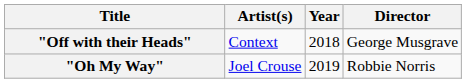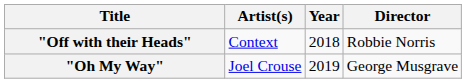(402, 41) George Musgrave -> (391, 41) Robbie Norris
(391, 66) Robbie Norris -> (402, 66) George Musgrave
